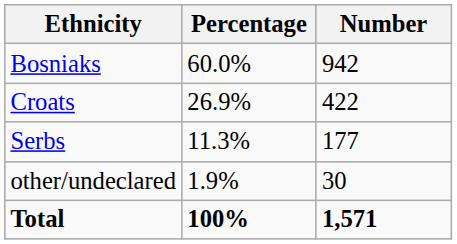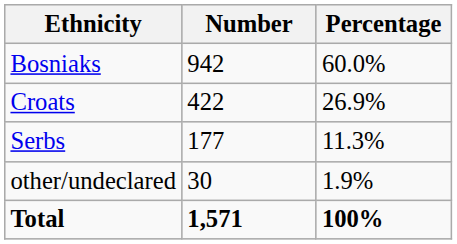columns swapped: (384, 24) <-> (249, 24)
